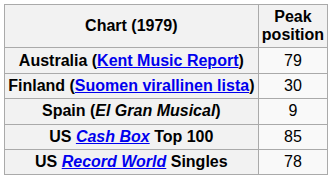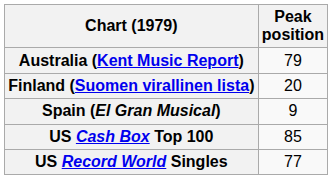(293, 85) 30 -> (293, 85) 20
(293, 162) 78 -> (293, 162) 77
